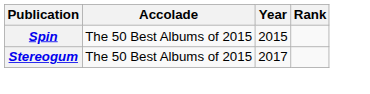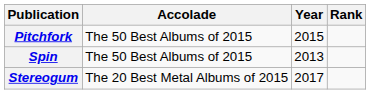+ row: (43, 36)
(273, 36) 2015 -> (309, 57) 2013
(169, 57) The 50 Best Albums of 2015 -> (187, 78) The 20 Best Metal Albums of 2015
